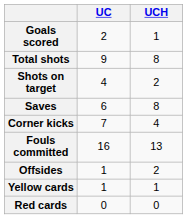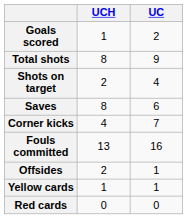columns swapped: (104, 13) <-> (156, 13)
